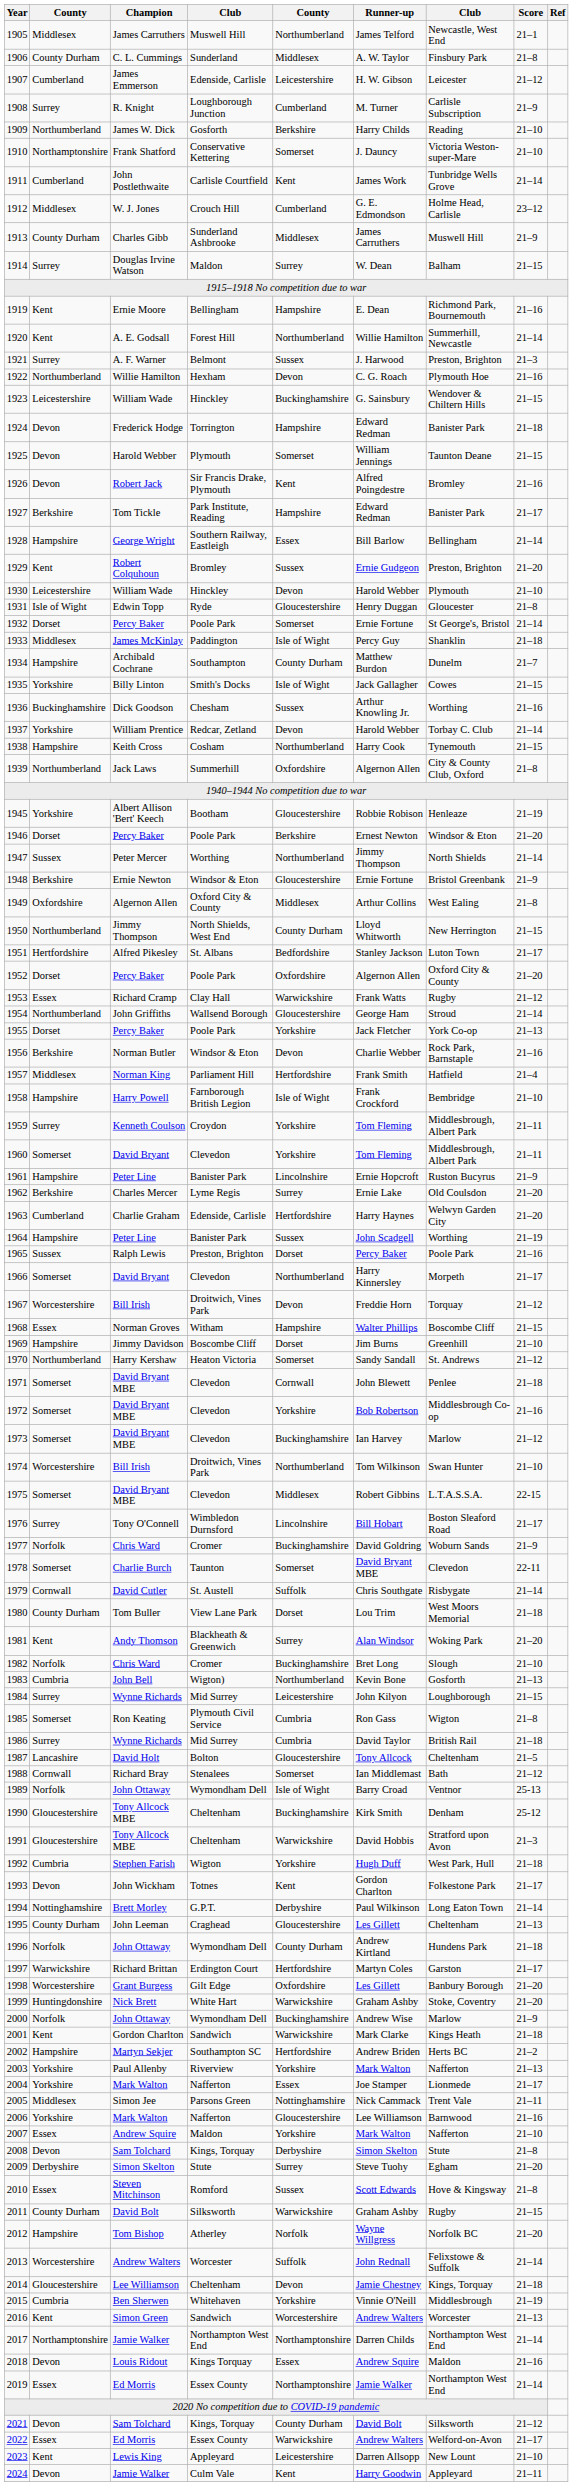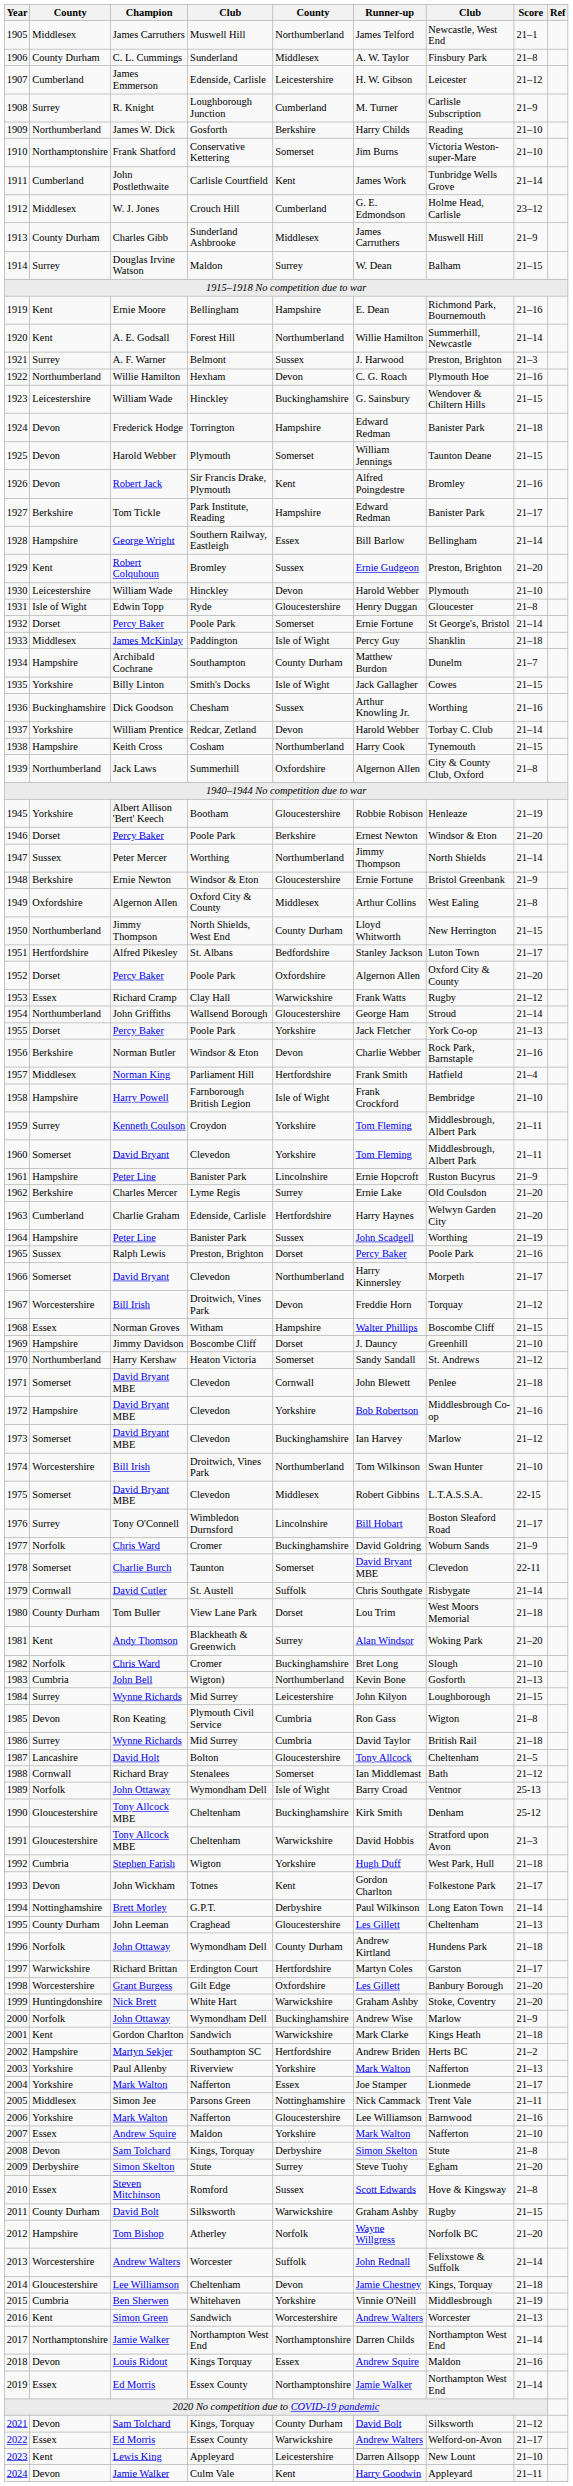(376, 152) J. Dauncy -> (377, 152) Jim Burns
(377, 1343) Jim Burns -> (376, 1343) J. Dauncy
(52, 1410) Somerset -> (55, 1410) Hampshire
(52, 1718) Somerset -> (46, 1718) Devon
